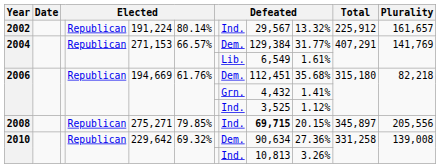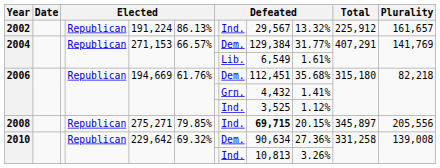(194, 28) 80.14% -> (194, 28) 86.13%
